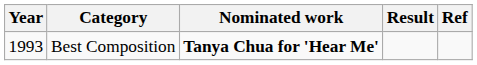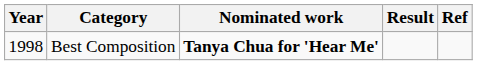(26, 45) 1993 -> (26, 45) 1998
